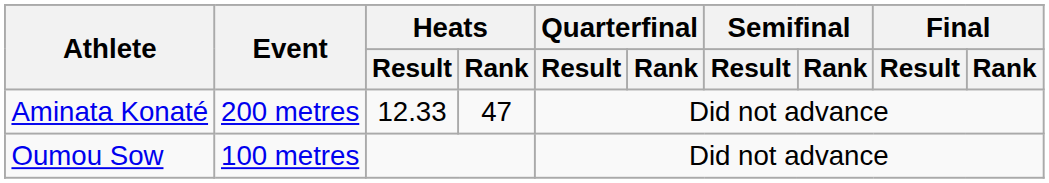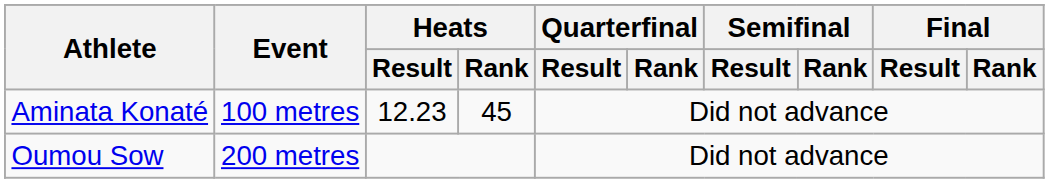(290, 112) 200 metres -> (290, 112) 100 metres
(412, 112) 12.33 -> (412, 112) 12.23
(497, 112) 47 -> (497, 112) 45
(290, 156) 100 metres -> (290, 156) 200 metres
